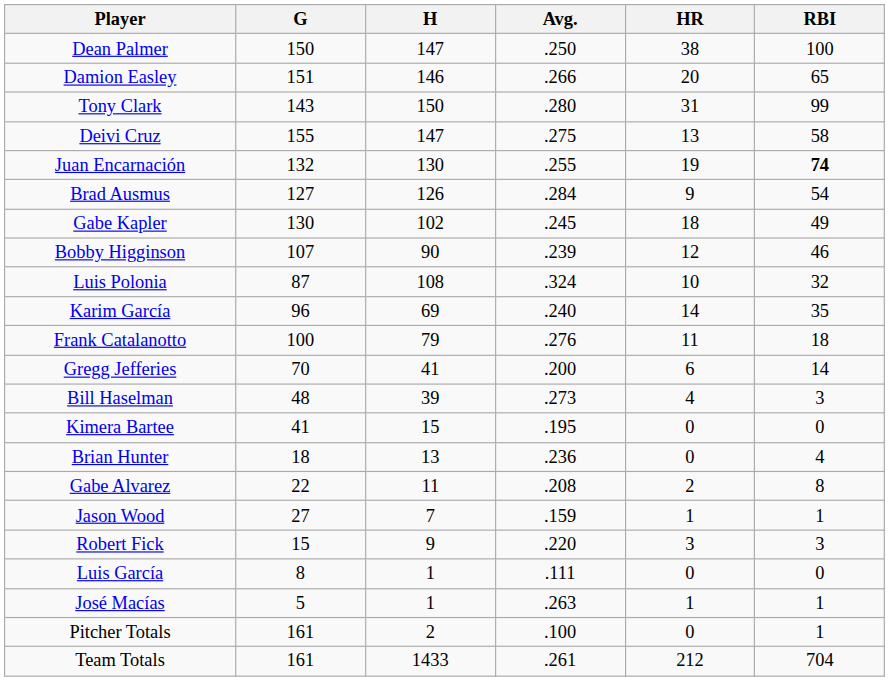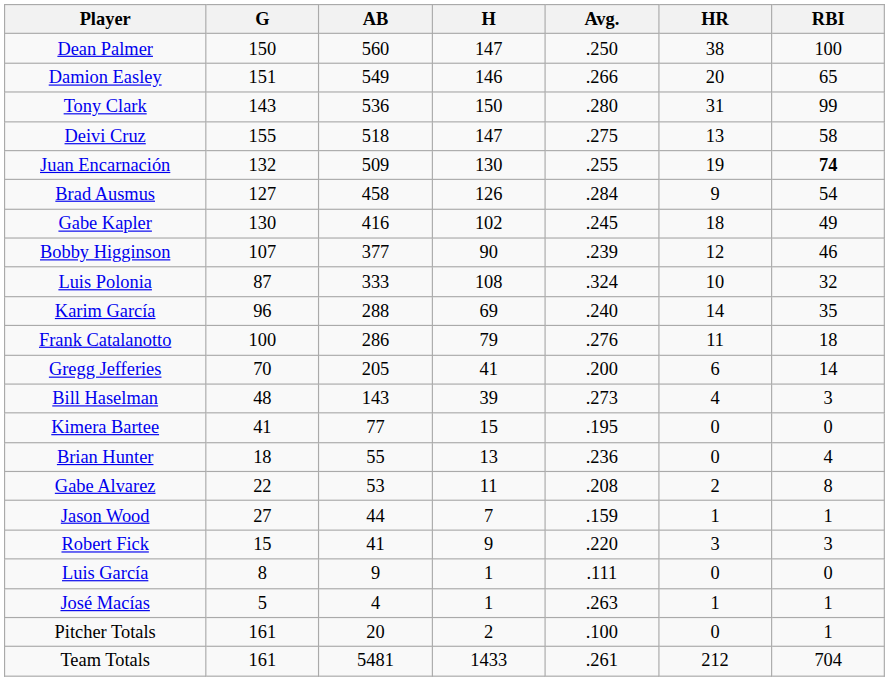+ column: (376, 19)
